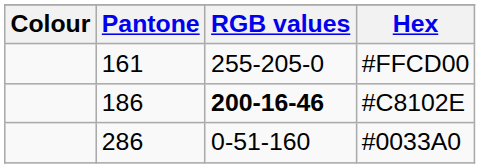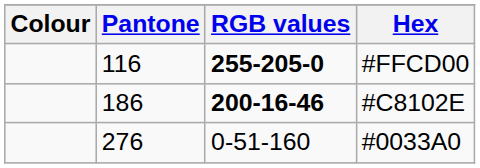(123, 63) 161 -> (122, 63) 116
(268, 63) normal -> (268, 63) bold
(123, 142) 286 -> (123, 142) 276
